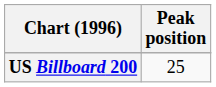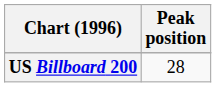(176, 67) 25 -> (176, 67) 28
